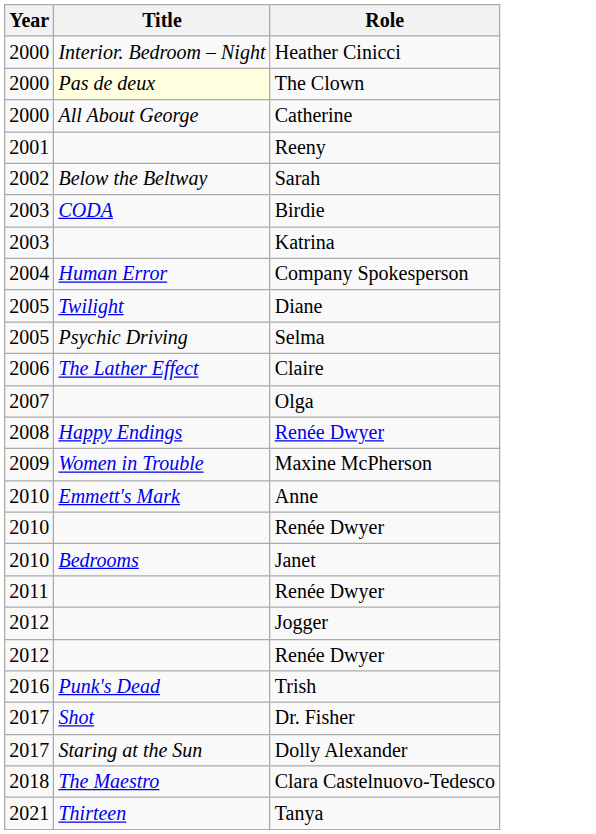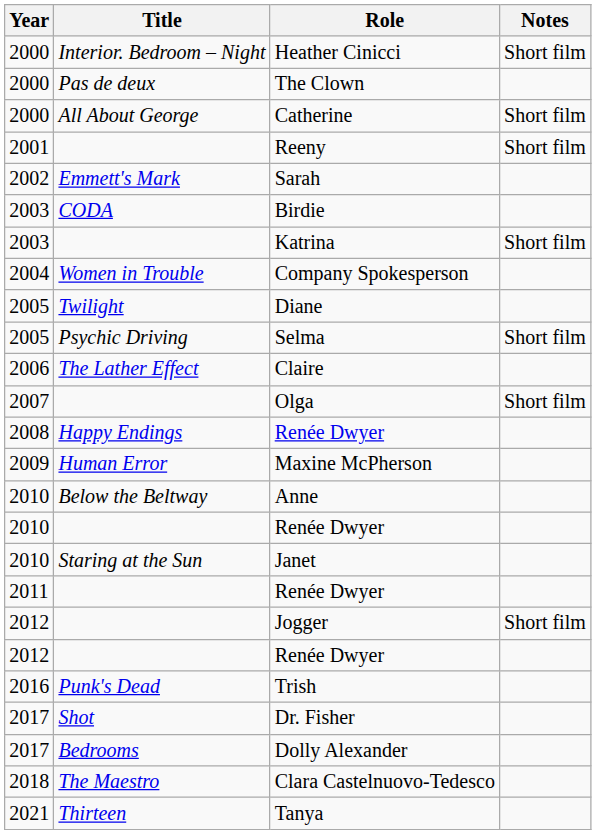+ column: (545, 20)
(107, 83) lightyellow background -> (107, 83) no background
(133, 178) Below the Beltway -> (119, 178) Emmett's Mark
(113, 274) Human Error -> (131, 274) Women in Trouble
(131, 464) Women in Trouble -> (113, 464) Human Error
(119, 496) Emmett's Mark -> (133, 496) Below the Beltway
(99, 559) Bedrooms -> (130, 559) Staring at the Sun
(130, 749) Staring at the Sun -> (99, 749) Bedrooms
